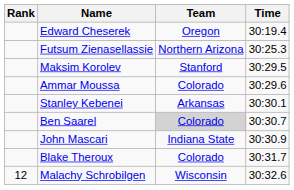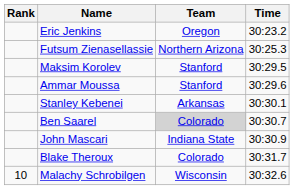- row: (85, 31)
+ row: (71, 31)
(201, 85) Colorado -> (201, 85) Stanford
(21, 175) 12 -> (21, 175) 10
